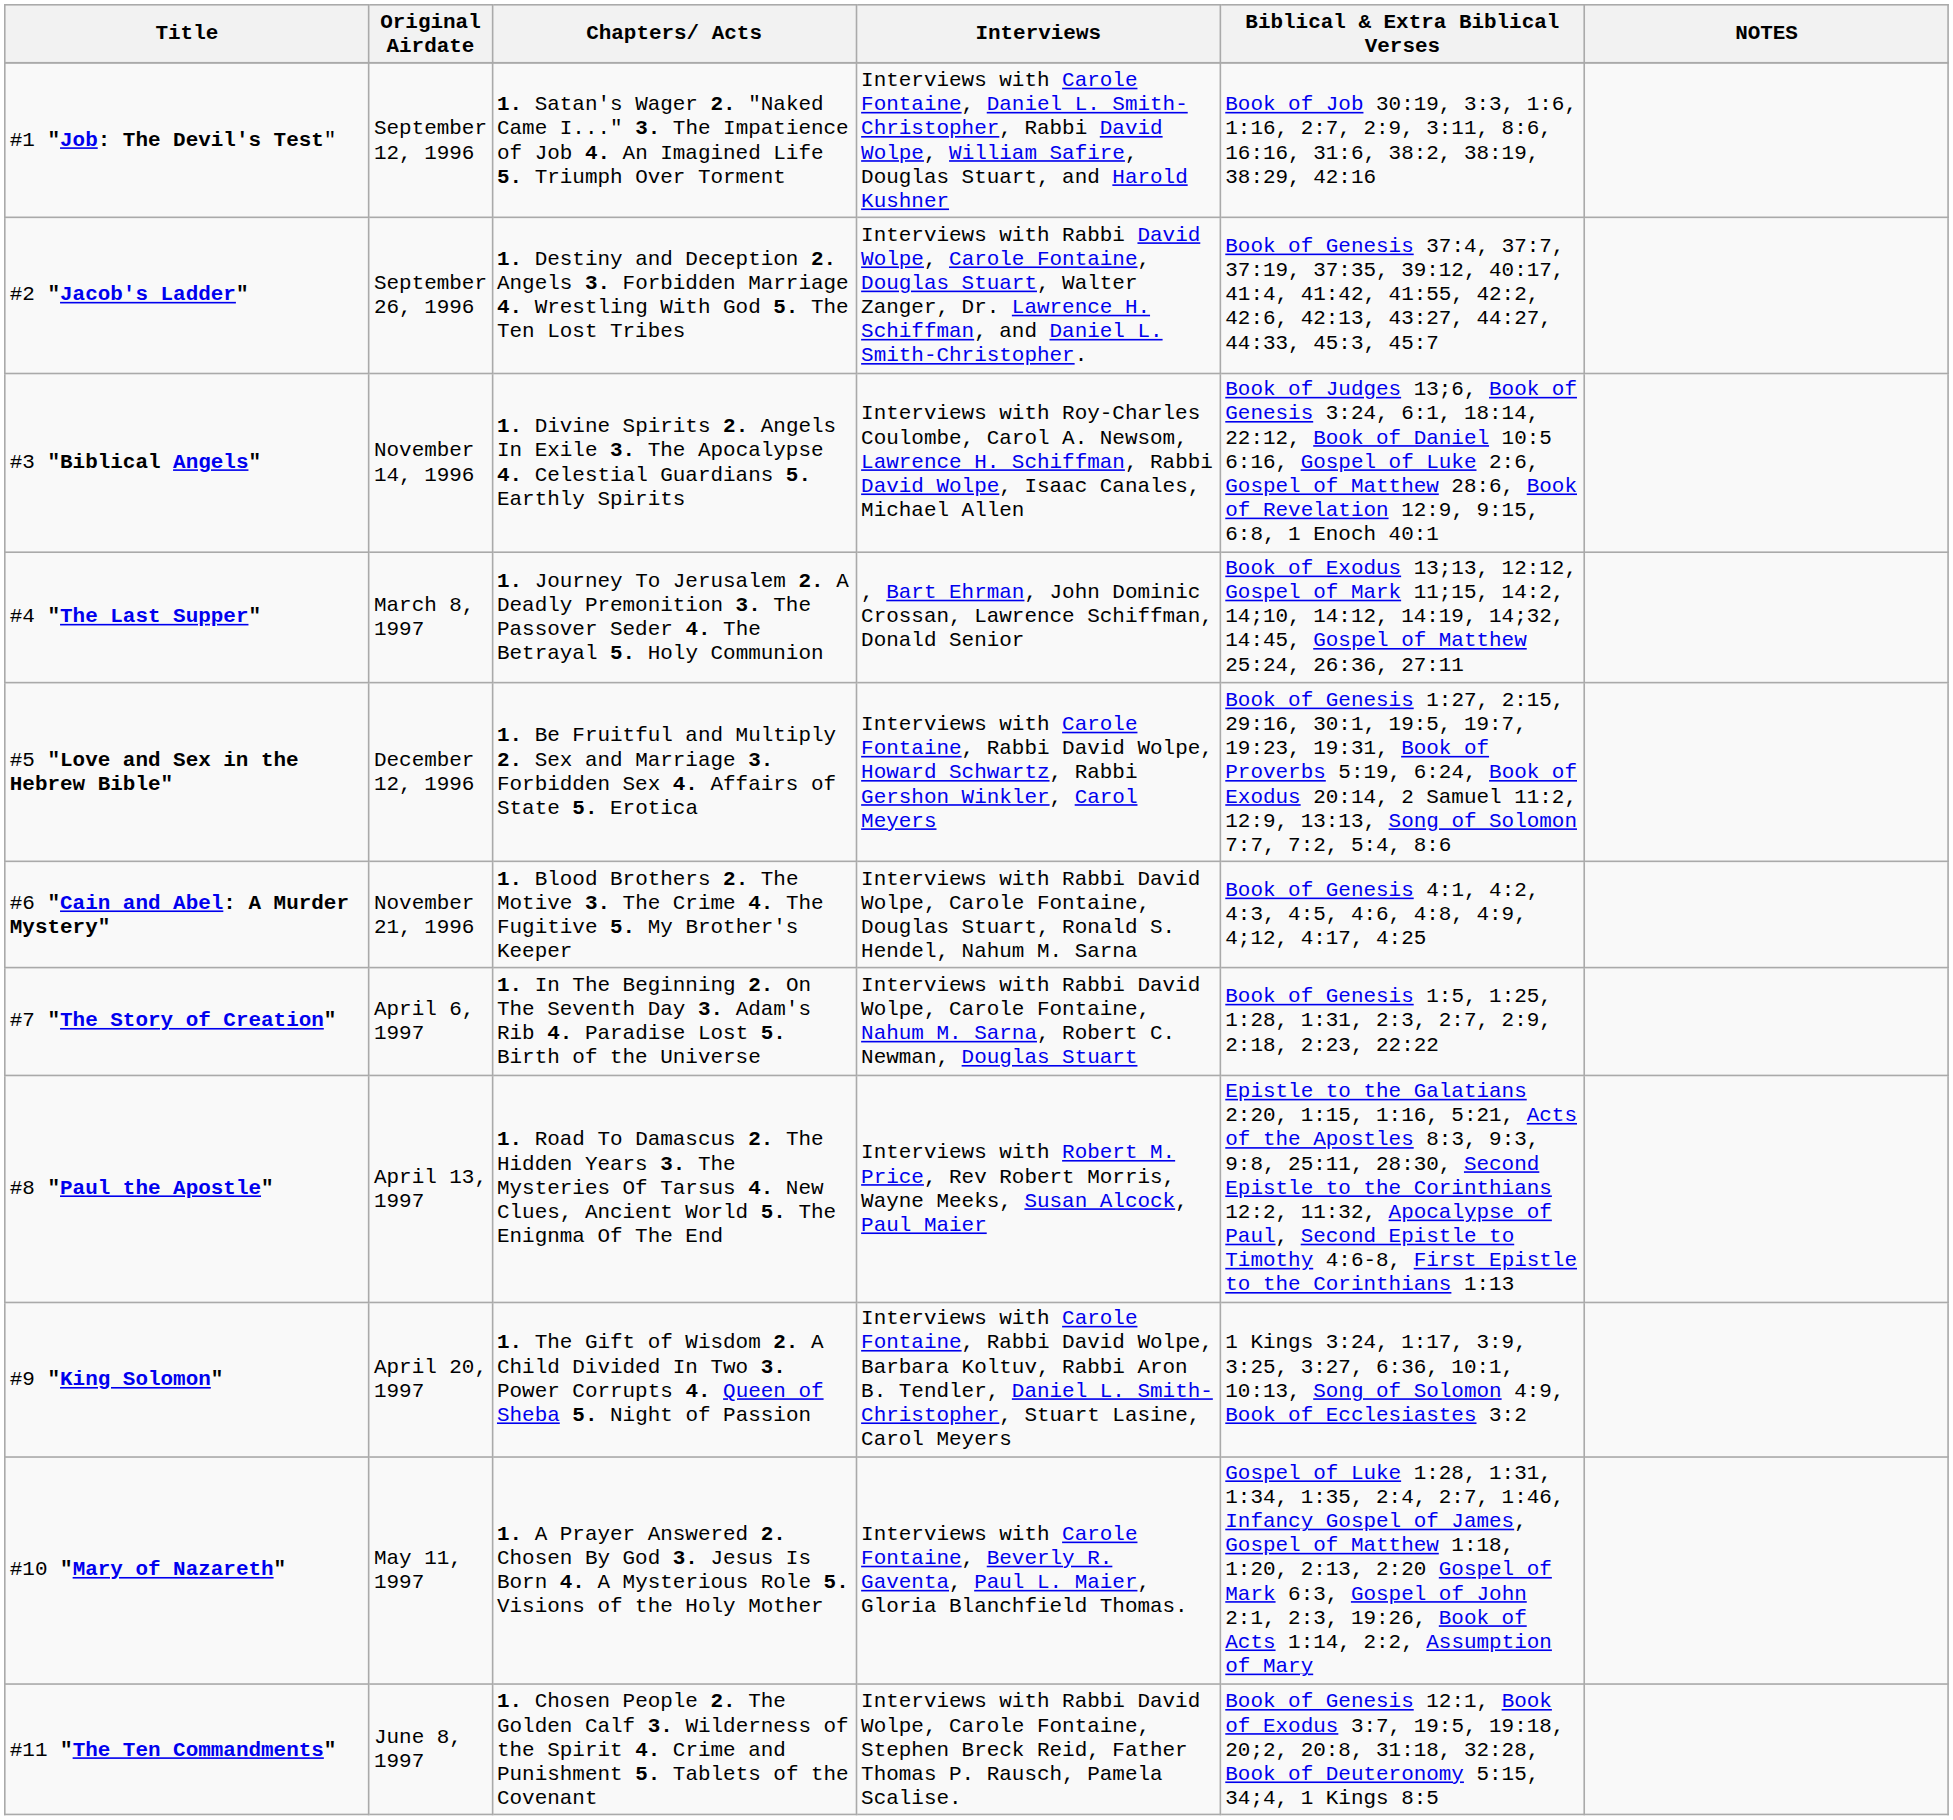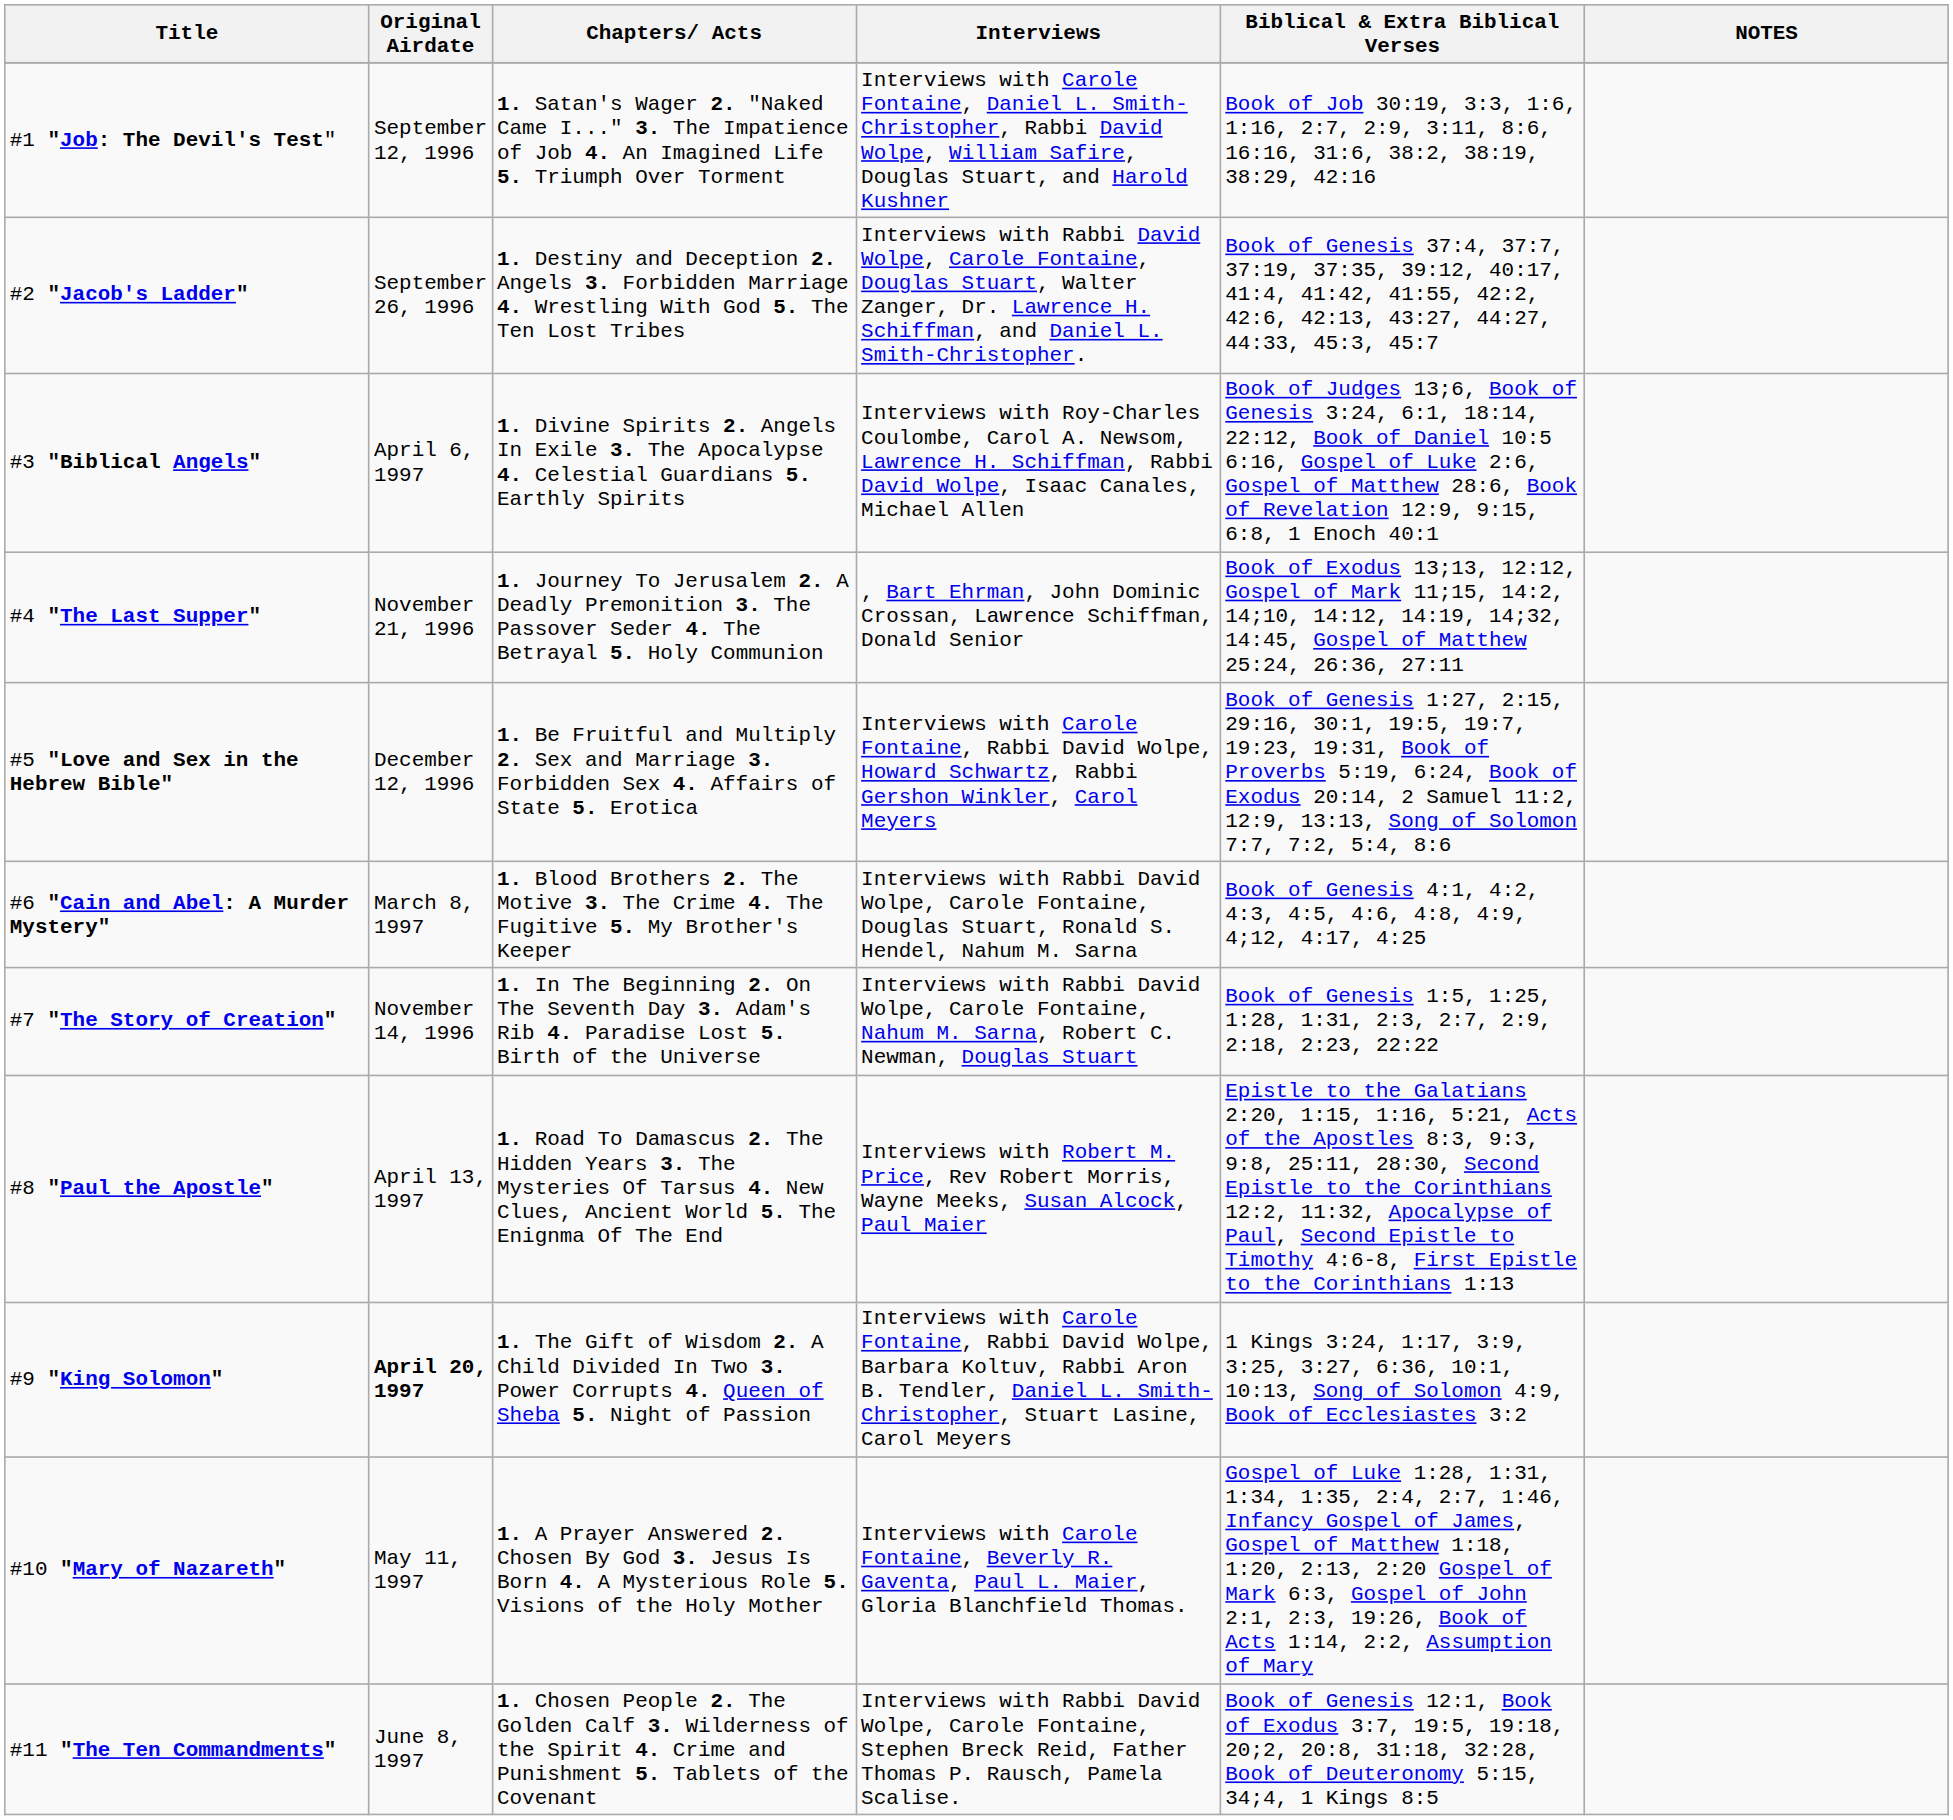(424, 462) November 14, 1996 -> (424, 462) April 6, 1997
(424, 617) March 8, 1997 -> (424, 617) November 21, 1996
(424, 915) November 21, 1996 -> (424, 915) March 8, 1997
(424, 1021) April 6, 1997 -> (424, 1021) November 14, 1996
(430, 1379) normal -> (430, 1379) bold
